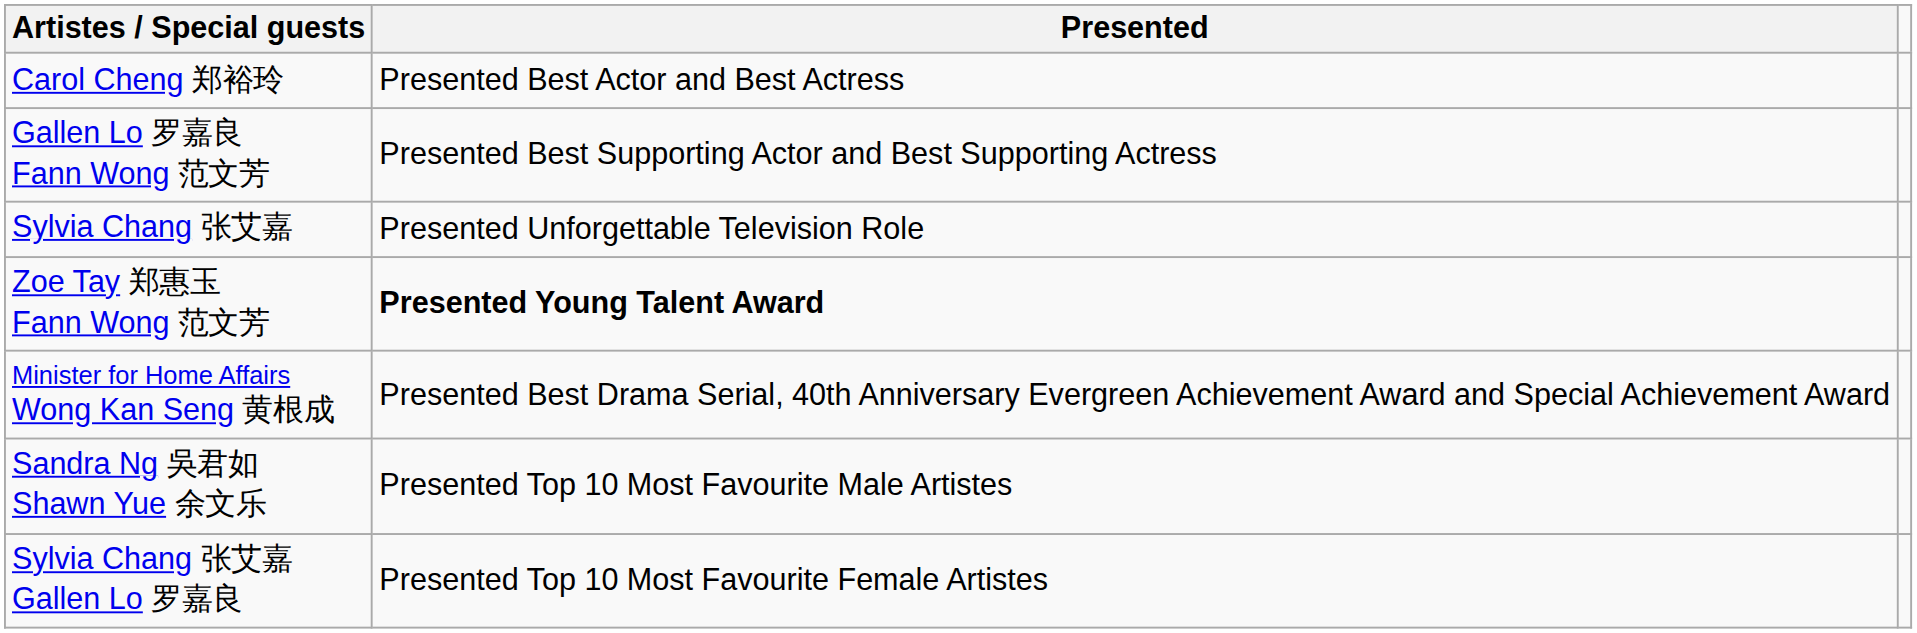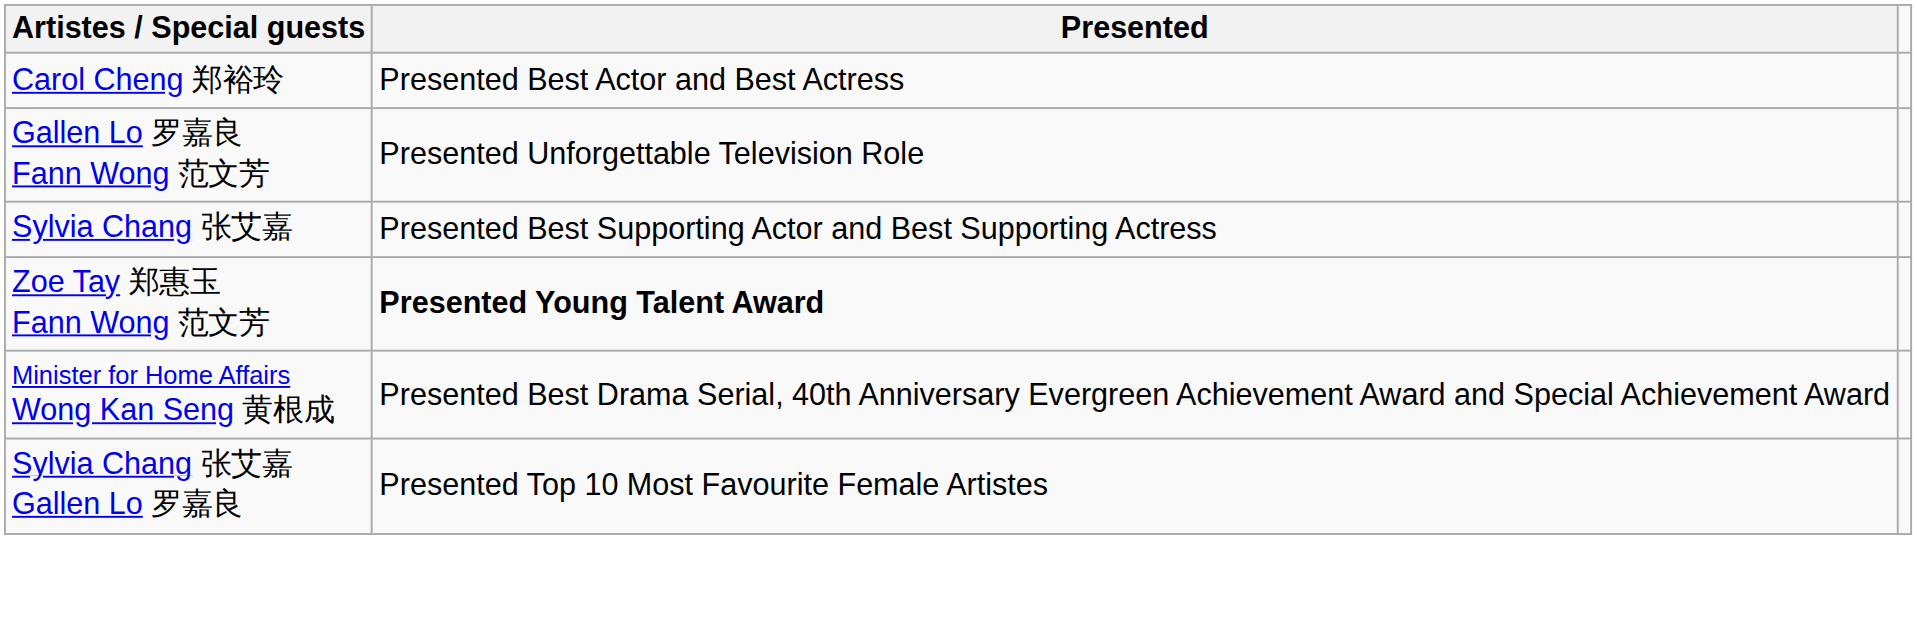(798, 154) Presented Best Supporting Actor and Best Supporting Actress -> (652, 154) Presented Unforgettable Television Role
(652, 228) Presented Unforgettable Television Role -> (798, 228) Presented Best Supporting Actor and Best Supporting Actress
- row: (139, 484)
